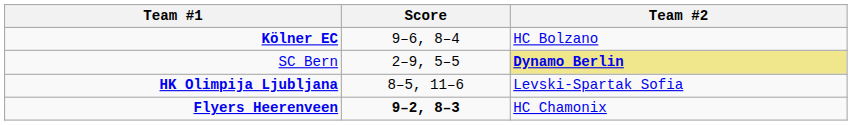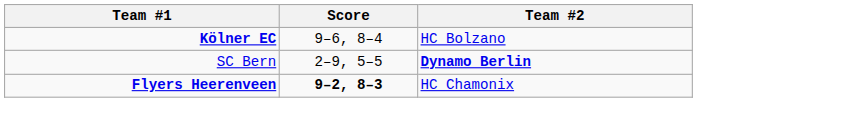(569, 62) khaki background -> (476, 62) no background
- row: (249, 85)
